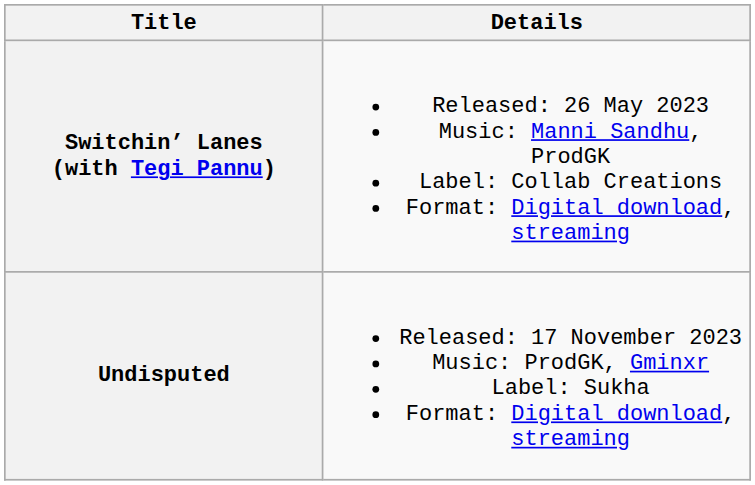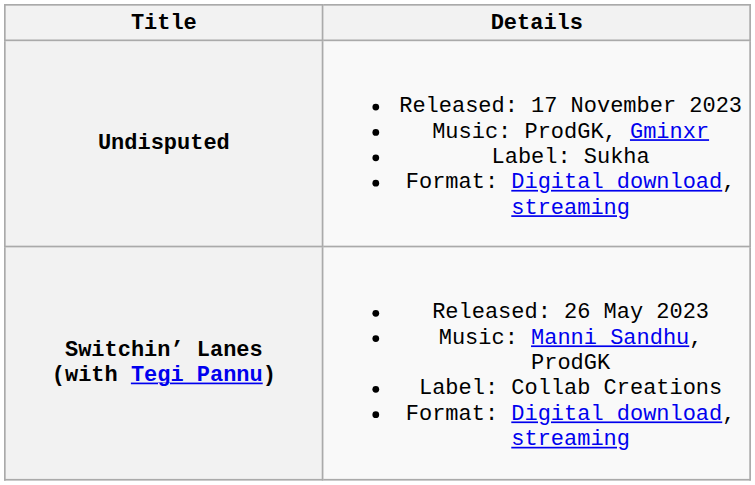rows swapped: (164, 157) <-> (164, 376)
